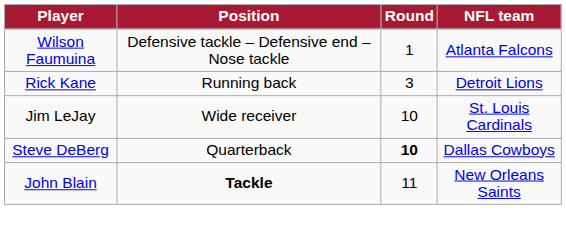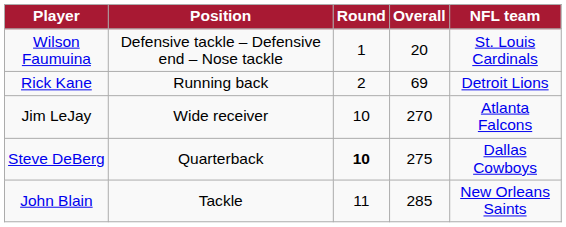+ column: (419, 16)
(499, 50) Atlanta Falcons -> (505, 50) St. Louis Cardinals
(409, 83) 3 -> (361, 83) 2
(499, 116) St. Louis Cardinals -> (505, 116) Atlanta Falcons
(249, 183) bold -> (221, 200) normal
